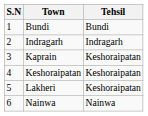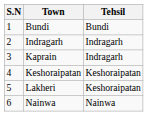(113, 57) Keshoraipatan -> (104, 57) Indragarh
